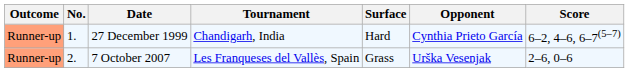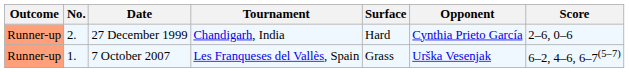(72, 36) 1. -> (72, 34) 2.
(574, 36) 6–2, 4–6, 6–7(5–7) -> (550, 34) 2–6, 0–6
(72, 58) 2. -> (72, 56) 1.
(550, 58) 2–6, 0–6 -> (574, 56) 6–2, 4–6, 6–7(5–7)
